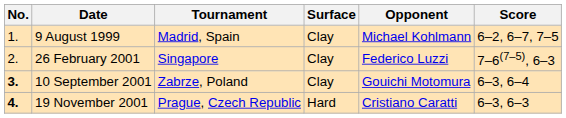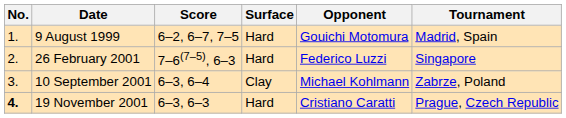columns swapped: (229, 15) <-> (518, 15)
(320, 36) Clay -> (260, 36) Hard
(417, 36) Michael Kohlmann -> (354, 36) Gouichi Motomura
(320, 58) Clay -> (260, 58) Hard
(13, 81) bold -> (13, 81) normal
(416, 81) Gouichi Motomura -> (355, 81) Michael Kohlmann
